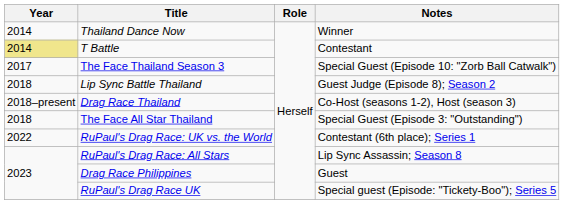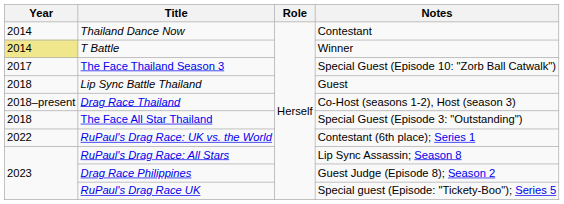(336, 31) Winner -> (345, 31) Contestant
(345, 48) Contestant -> (336, 48) Winner
(406, 84) Guest Judge (Episode 8); Season 2 -> (333, 84) Guest
(333, 173) Guest -> (406, 173) Guest Judge (Episode 8); Season 2
